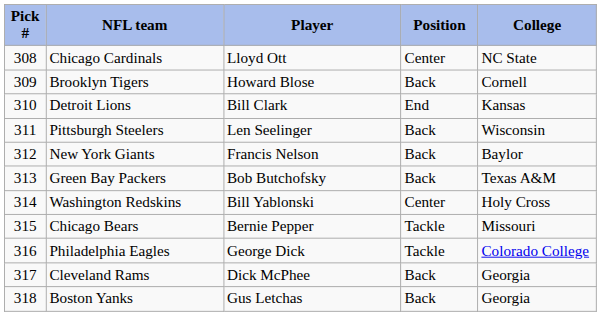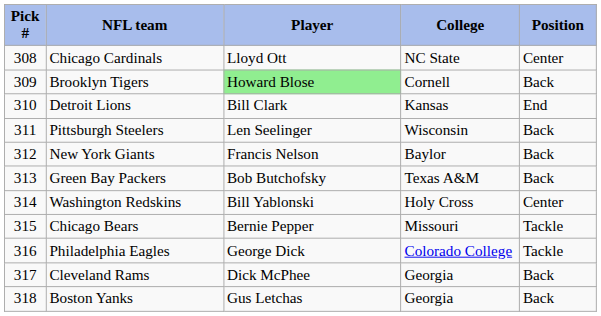columns swapped: (439, 25) <-> (537, 25)
(271, 81) no background -> (271, 81) lightgreen background
